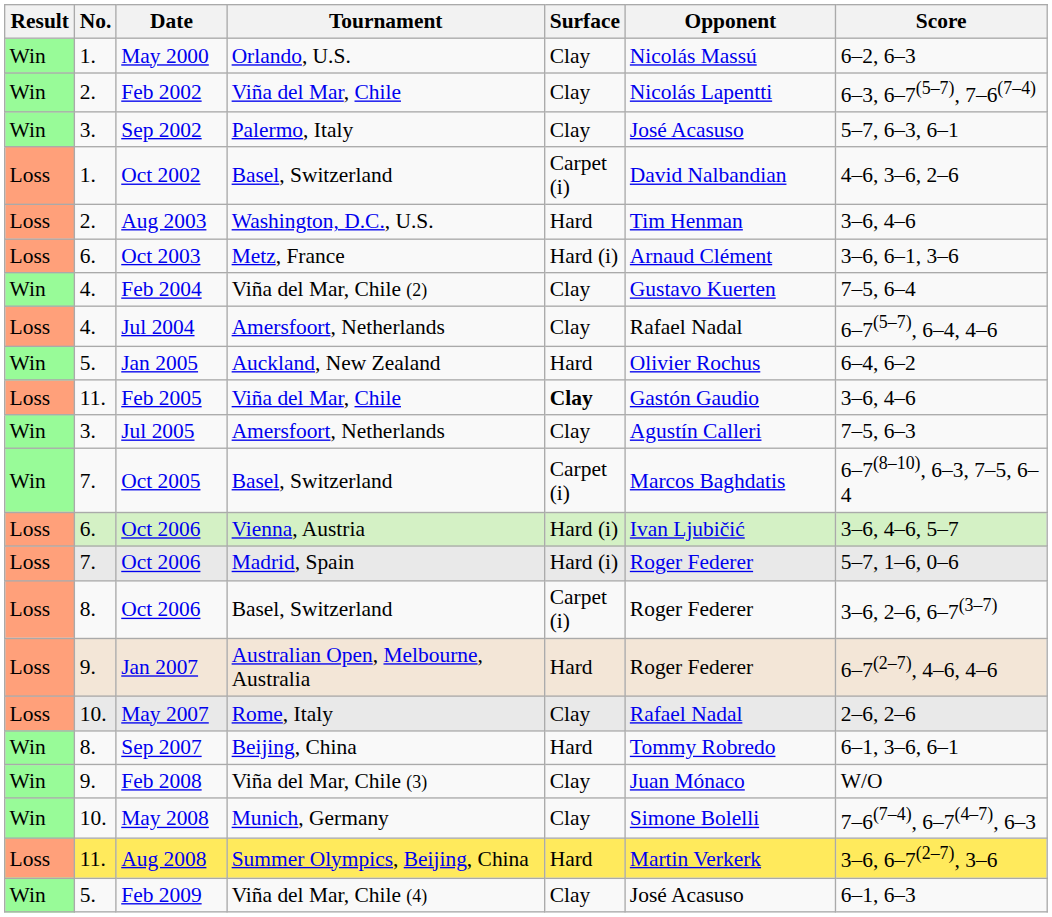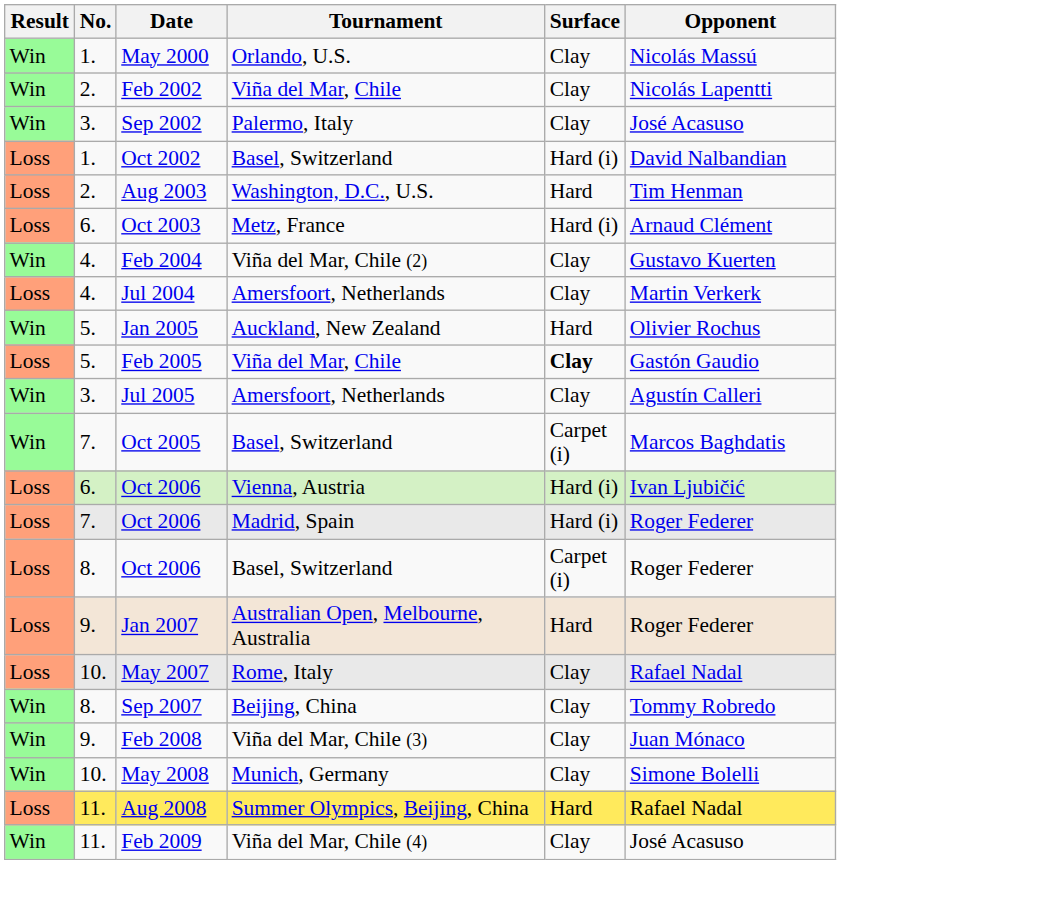- column: (941, 21)
(578, 175) Carpet (i) -> (584, 157) Hard (i)
(686, 326) Rafael Nadal -> (695, 293) Martin Verkerk
(93, 397) 11. -> (88, 361) 5.
(571, 747) Hard -> (570, 705) Clay
(695, 858) Martin Verkerk -> (686, 807) Rafael Nadal
(88, 895) 5. -> (93, 841) 11.
